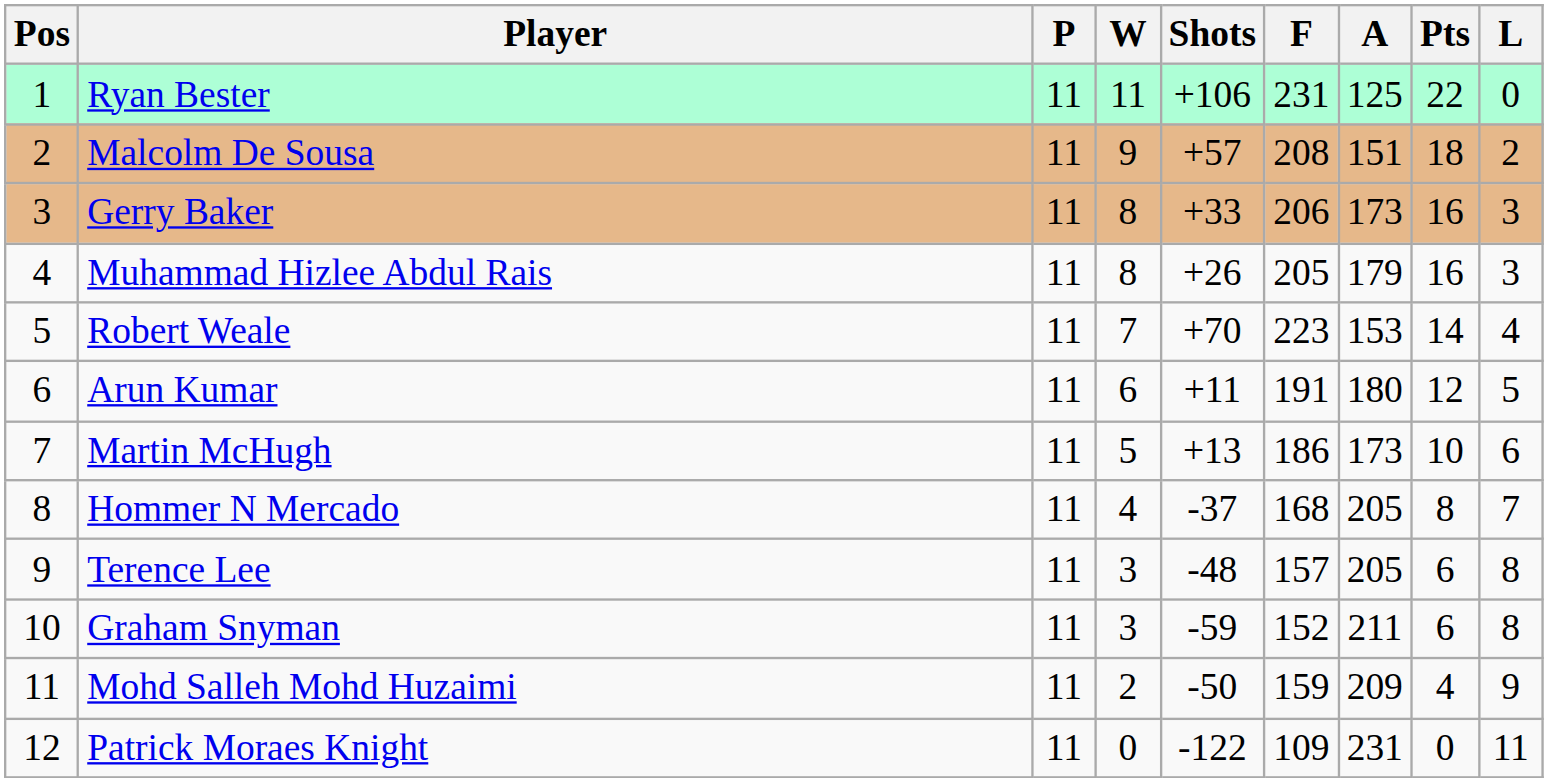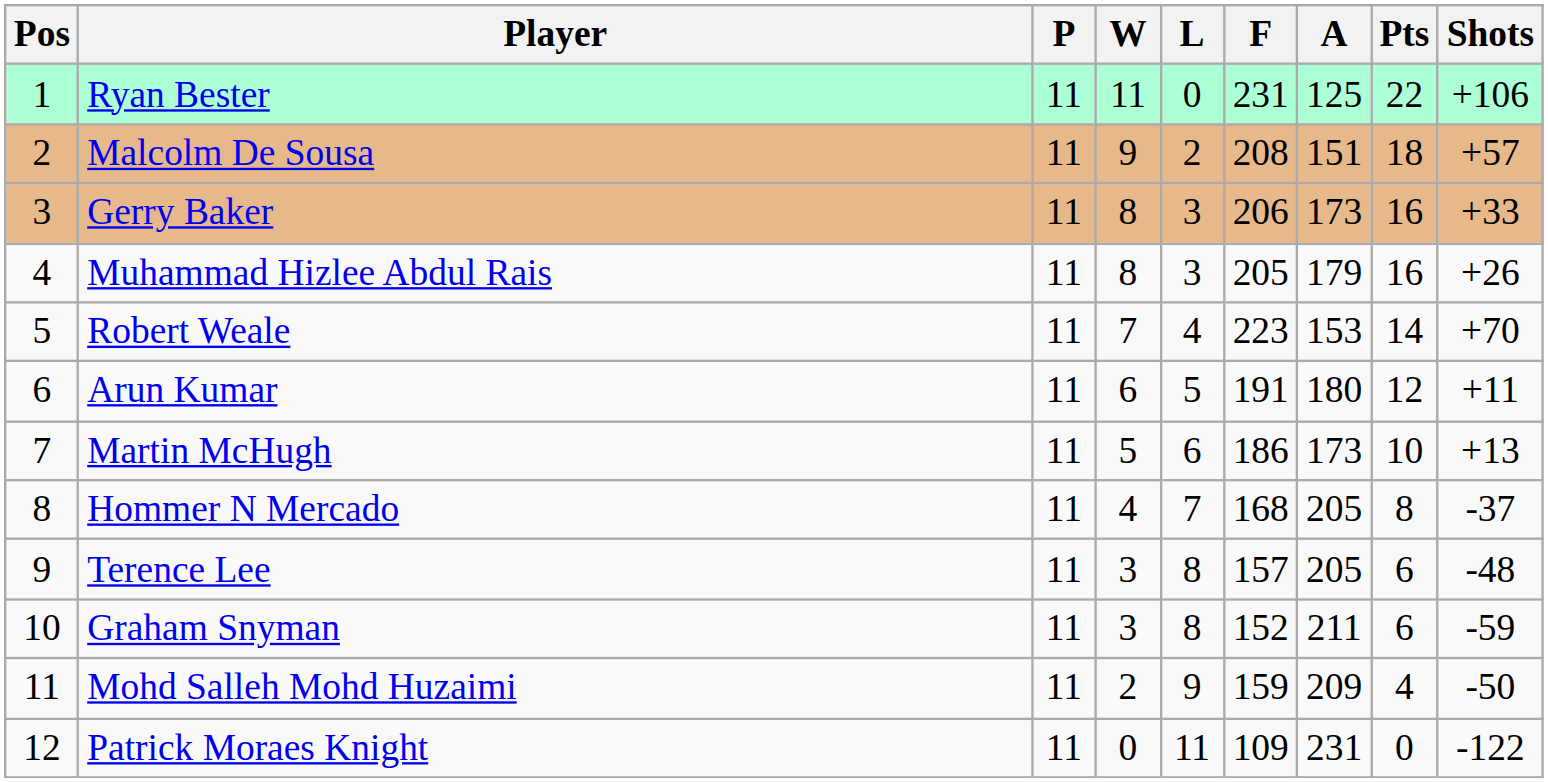columns swapped: (1511, 34) <-> (1212, 34)
